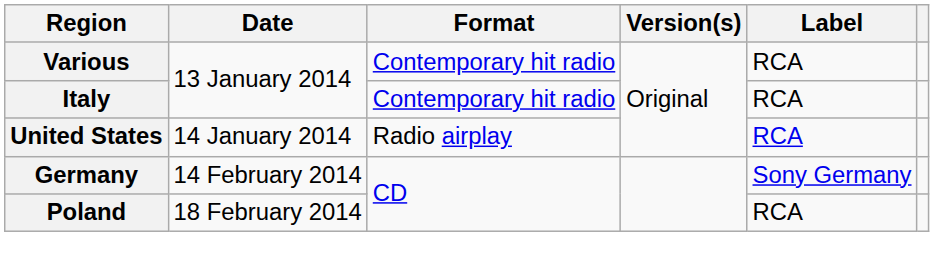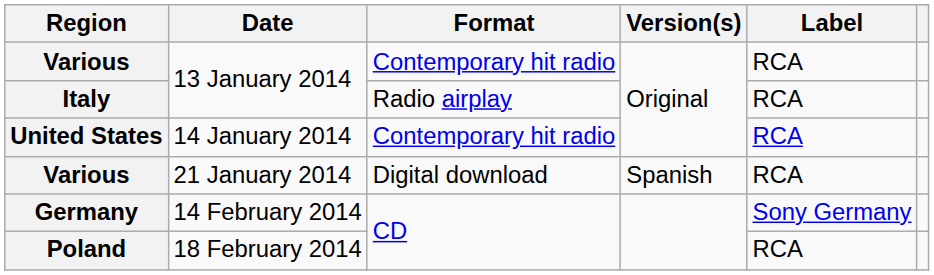(494, 99) Contemporary hit radio -> (442, 99) Radio airplay
(442, 136) Radio airplay -> (494, 136) Contemporary hit radio
+ row: (86, 174)
